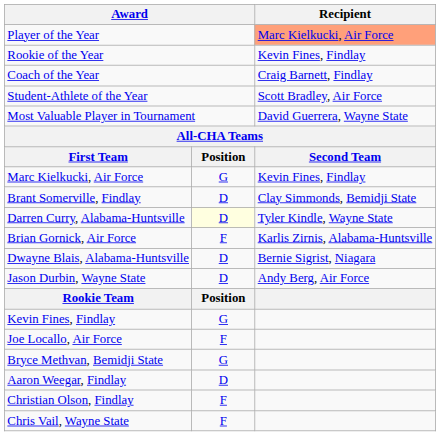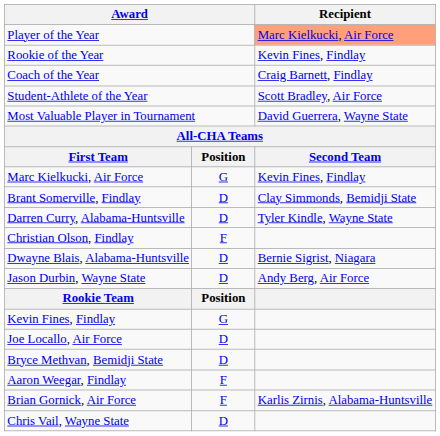(223, 217) lightyellow background -> (223, 217) no background
rows swapped: (72, 237) <-> (70, 400)
(223, 339) F -> (223, 339) D
(223, 359) G -> (223, 359) D
(223, 380) D -> (223, 380) F
(223, 420) F -> (223, 420) D
